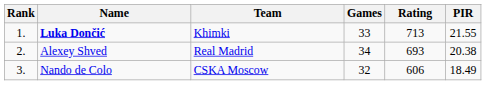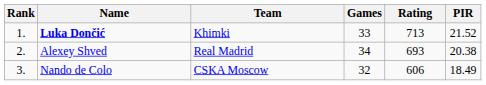(463, 32) 21.55 -> (463, 32) 21.52
